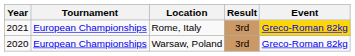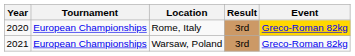(18, 28) 2021 -> (18, 28) 2020
(18, 44) 2020 -> (18, 44) 2021
